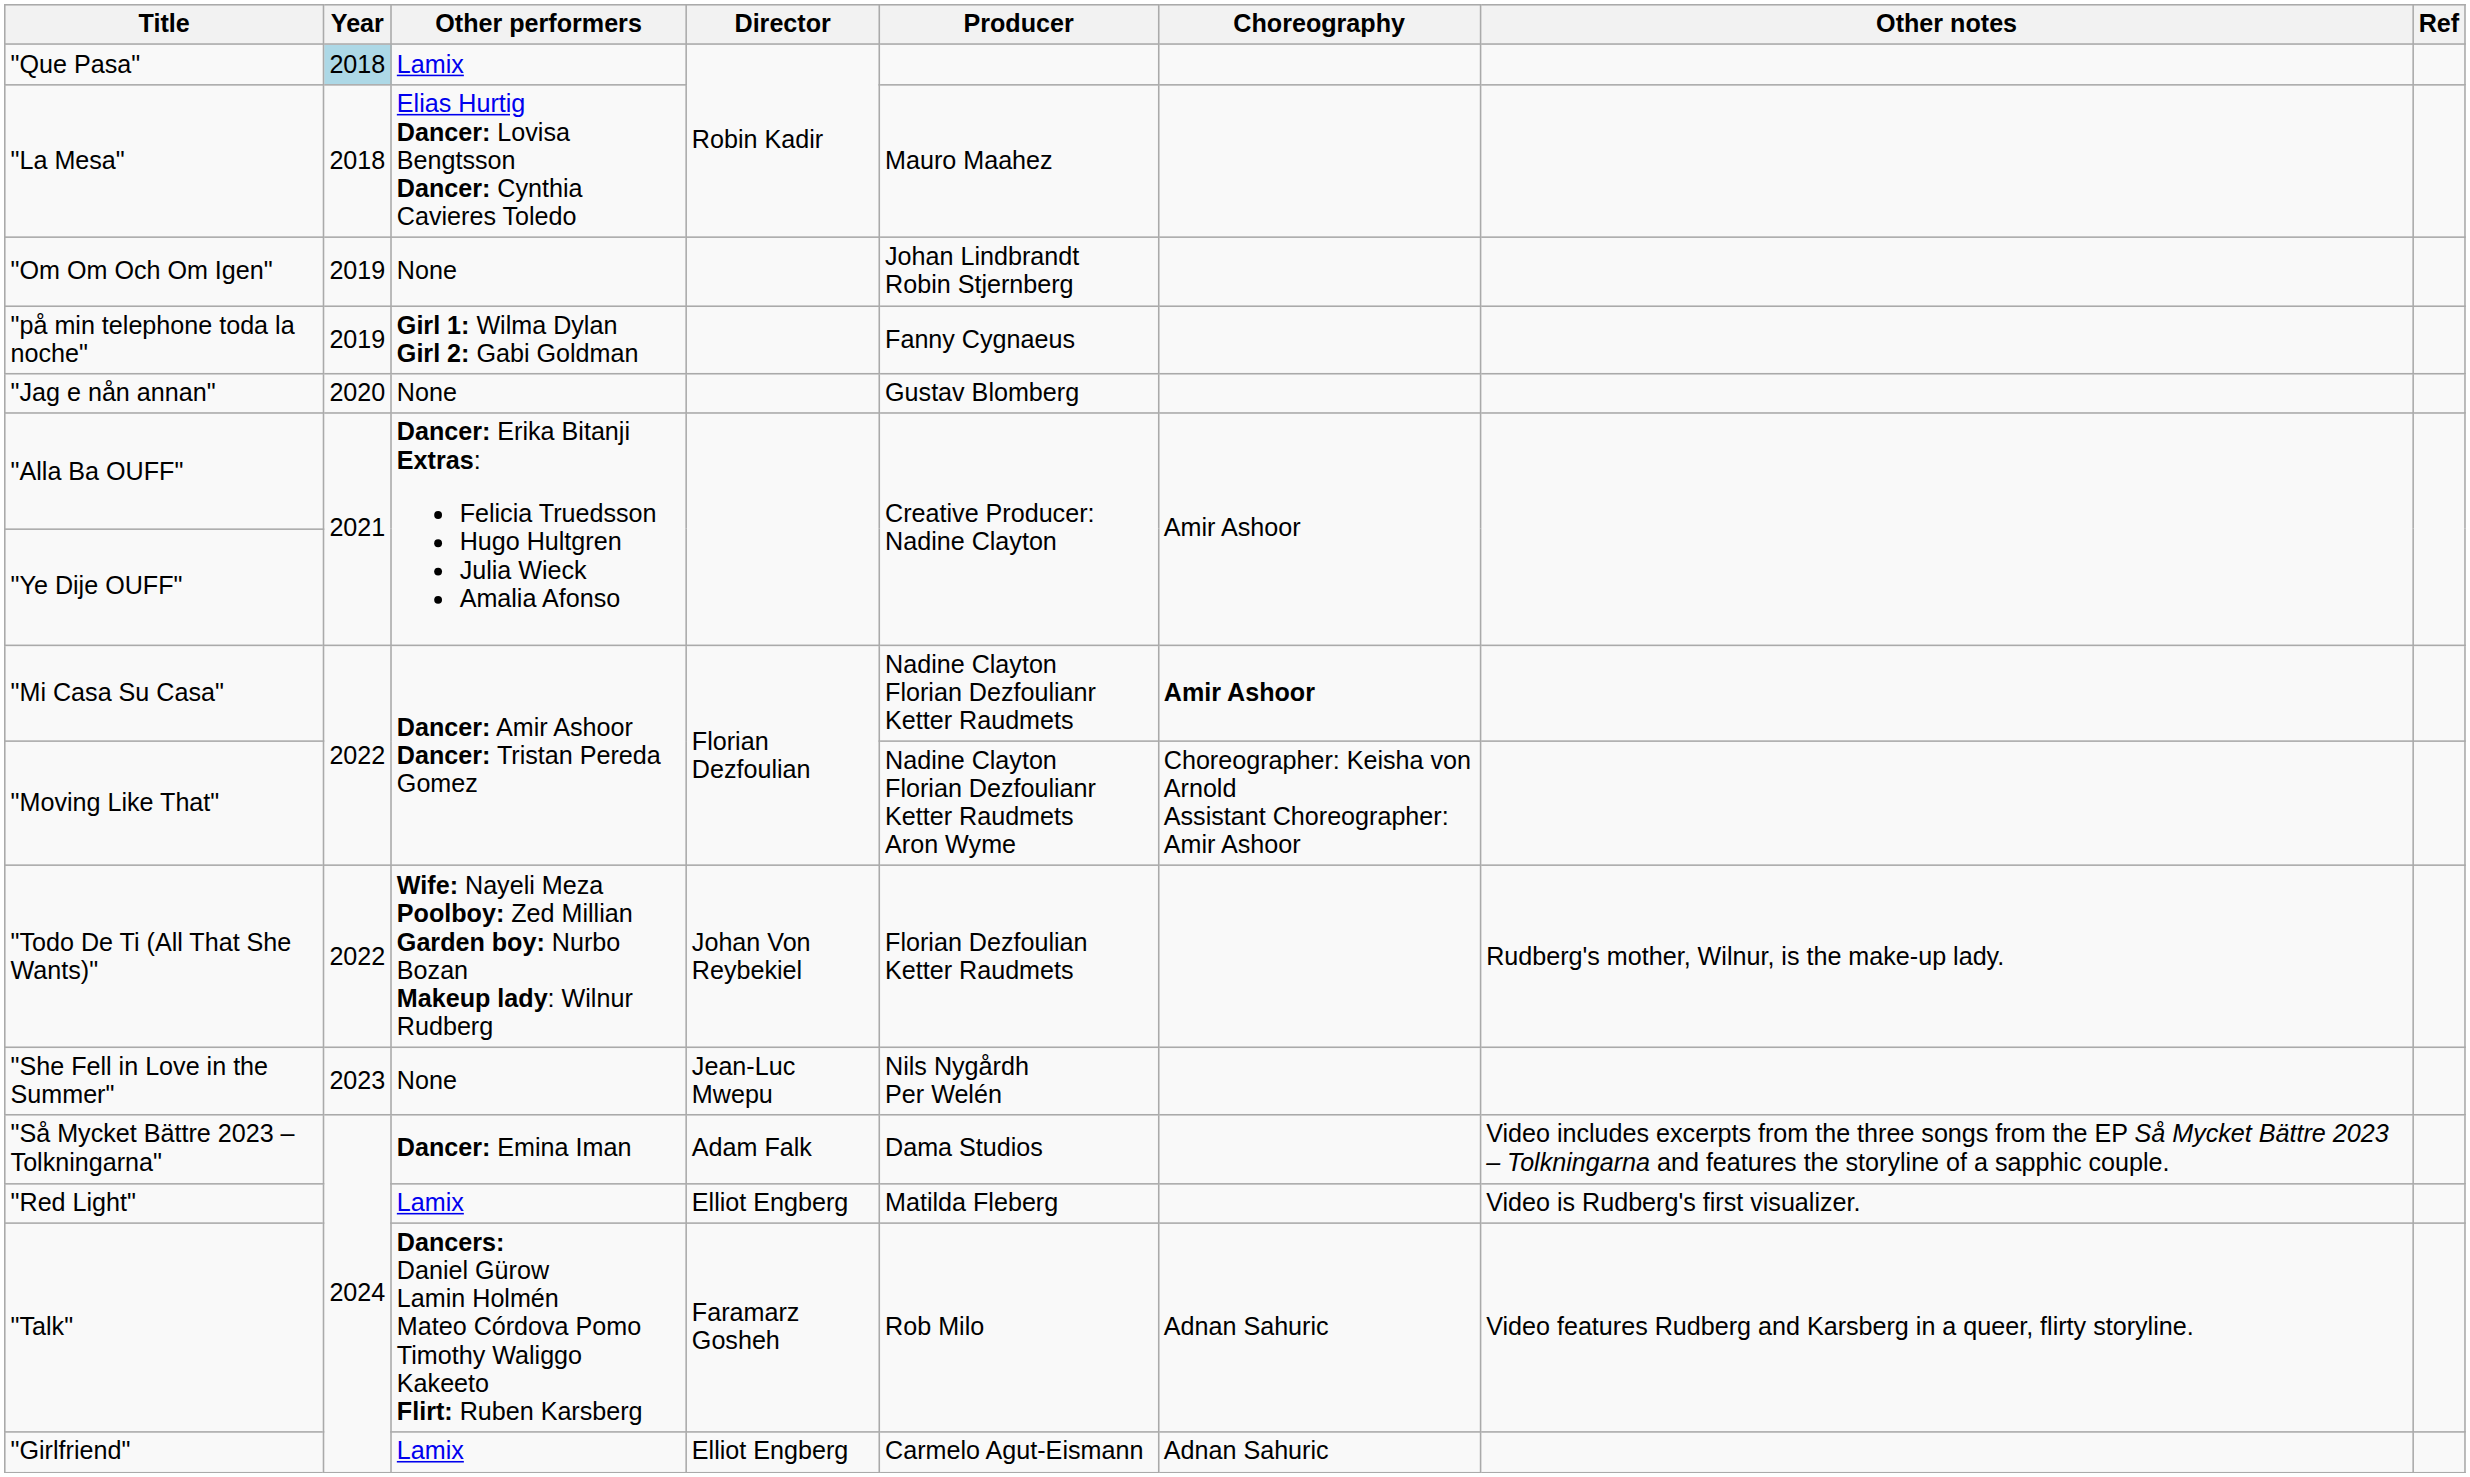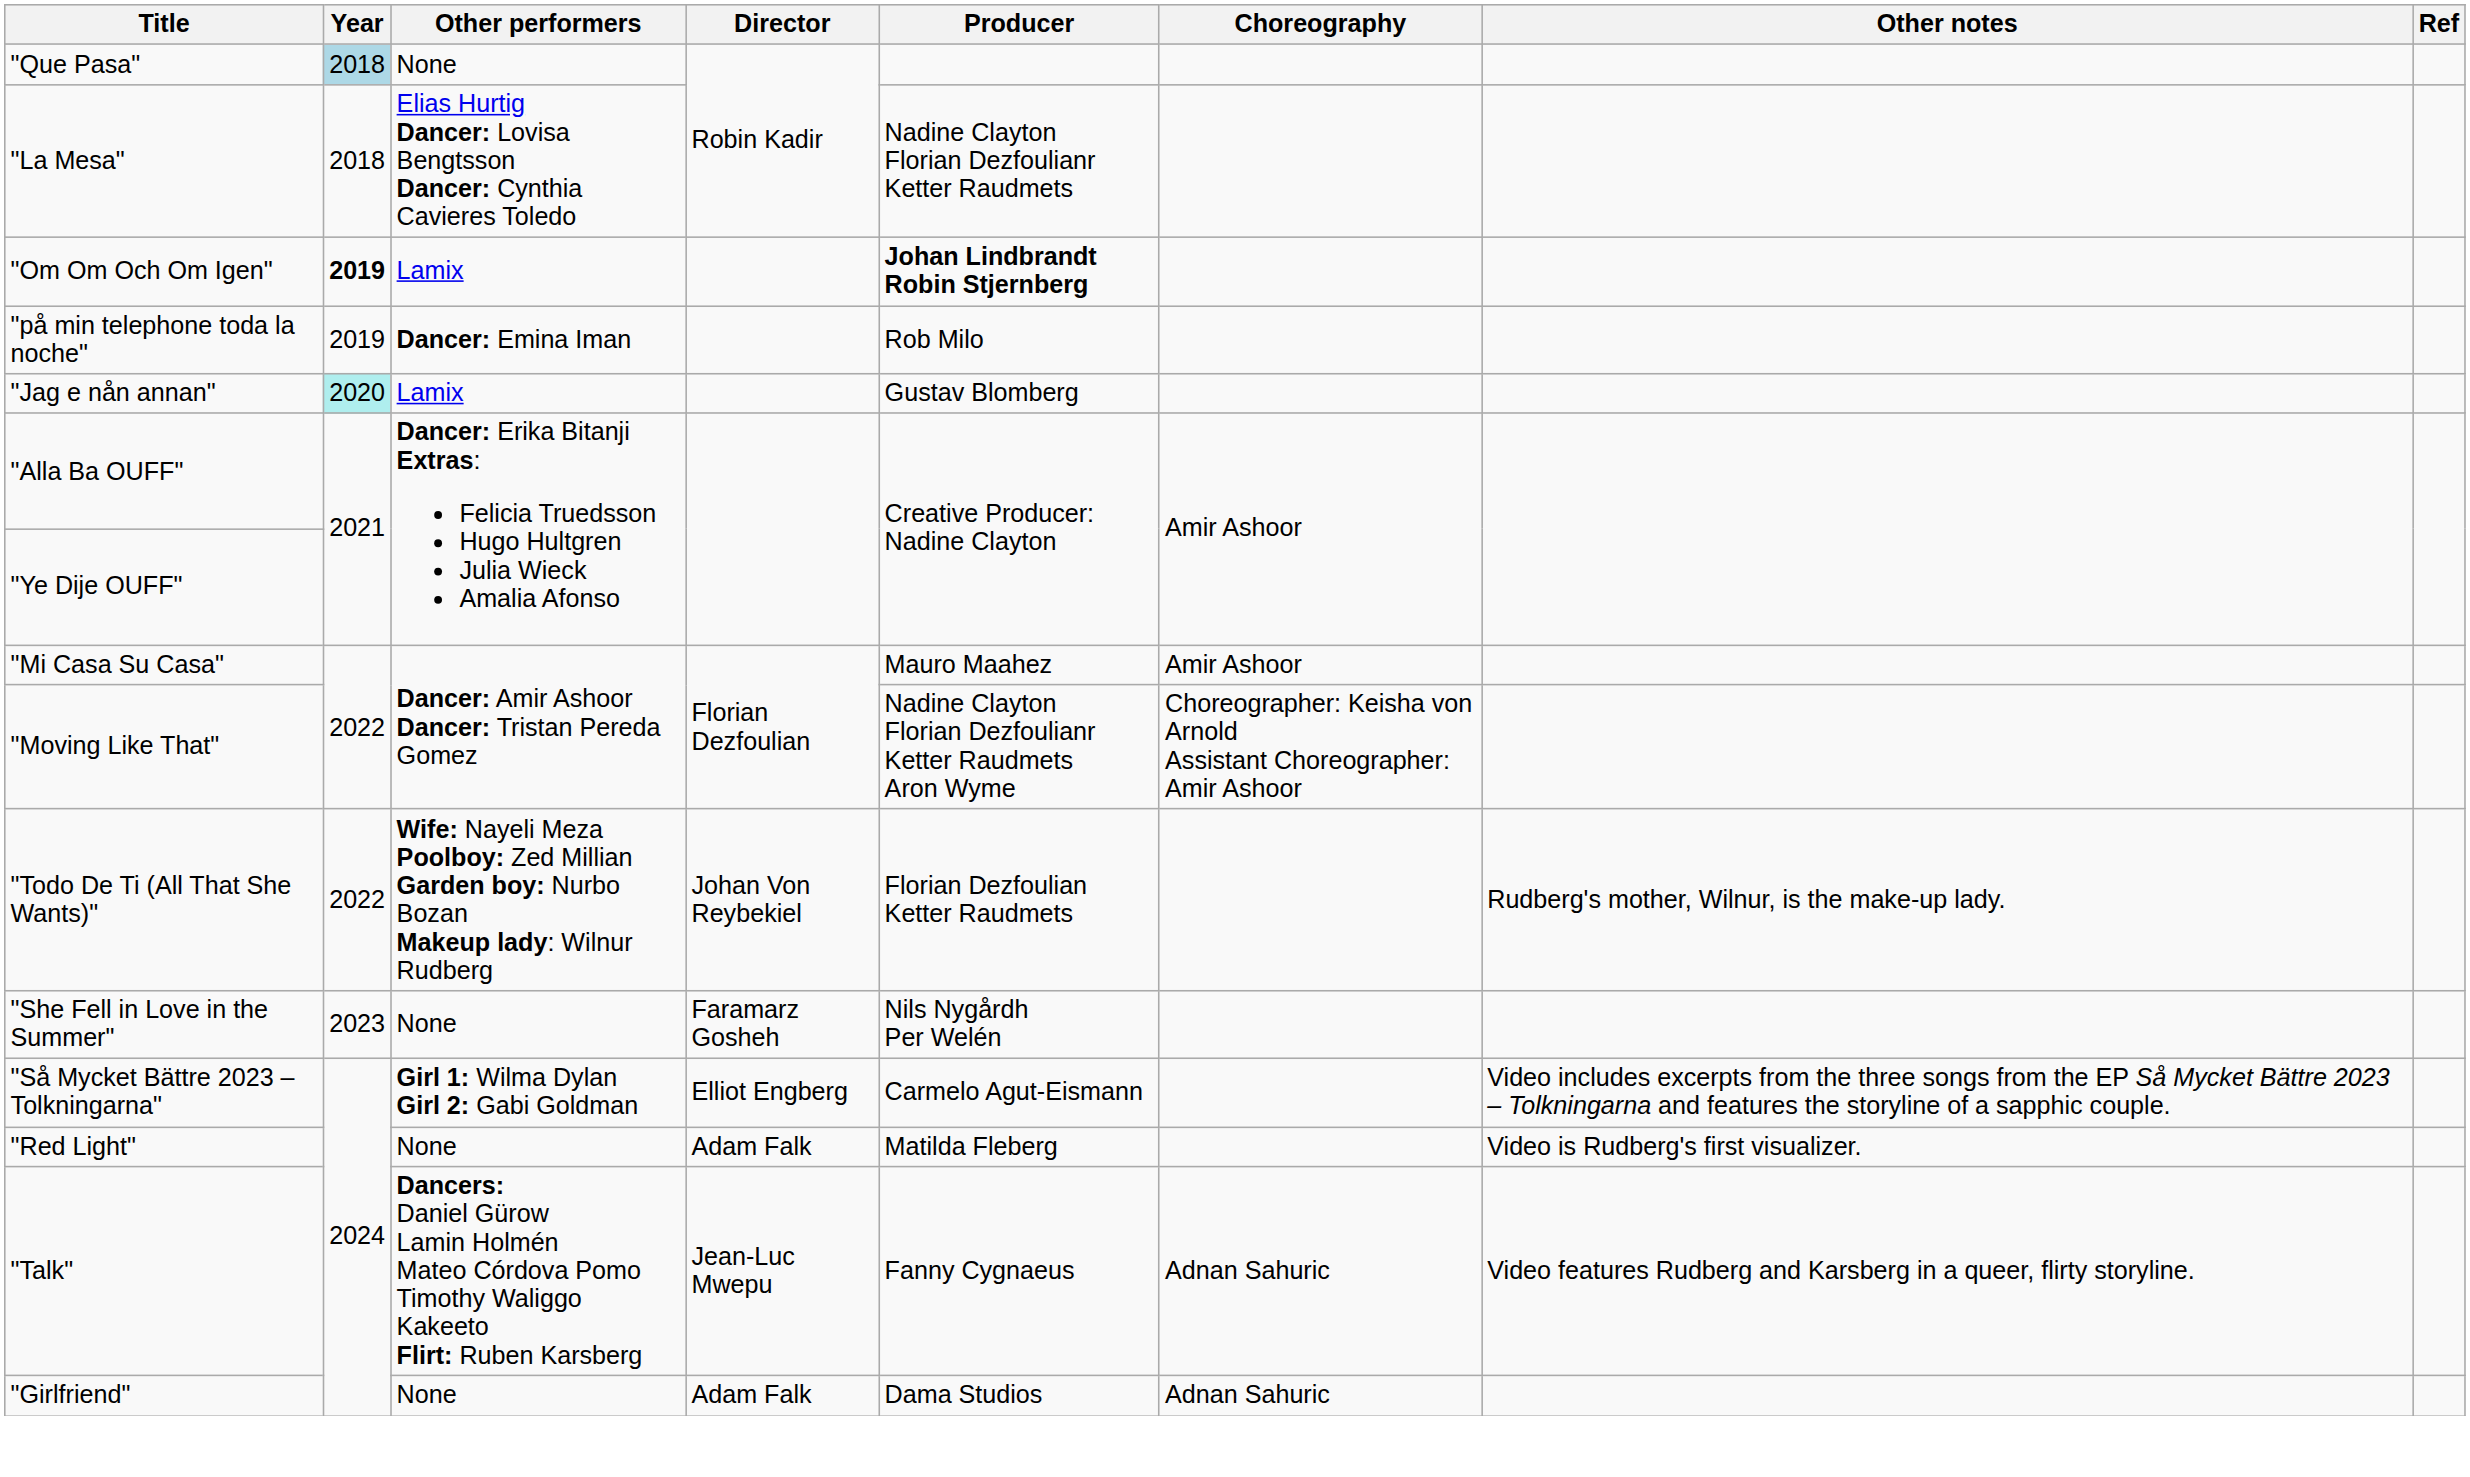(430, 64) Lamix -> (427, 64) None
(969, 160) Mauro Maahez -> (990, 160) Nadine Clayton Florian Dezfoulianr Ketter Raudmets
(357, 271) normal -> (357, 271) bold
(427, 271) None -> (430, 271) Lamix
(982, 271) normal -> (991, 271) bold
(518, 339) Girl 1: Wilma Dylan Girl 2: Gabi Goldman -> (514, 339) Dancer: Emina Iman
(980, 339) Fanny Cygnaeus -> (934, 339) Rob Milo
(357, 393) no background -> (357, 393) paleturquoise background
(427, 393) None -> (430, 393) Lamix
(990, 692) Nadine Clayton Florian Dezfoulianr Ketter Raudmets -> (968, 664) Mauro Maahez
(1239, 692) bold -> (1233, 664) normal
(744, 1080) Jean-Luc Mwepu -> (745, 1024) Faramarz Gosheh
(514, 1148) Dancer: Emina Iman -> (517, 1092) Girl 1: Wilma Dylan Girl 2: Gabi Goldman
(752, 1148) Adam Falk -> (770, 1092) Elliot Engberg
(964, 1148) Dama Studios -> (1014, 1092) Carmelo Agut-Eismann
(430, 1202) Lamix -> (427, 1146) None
(770, 1202) Elliot Engberg -> (752, 1146) Adam Falk
(746, 1327) Faramarz Gosheh -> (743, 1270) Jean-Luc Mwepu
(935, 1327) Rob Milo -> (980, 1270) Fanny Cygnaeus
(430, 1451) Lamix -> (427, 1395) None
(770, 1451) Elliot Engberg -> (752, 1395) Adam Falk
(1014, 1451) Carmelo Agut-Eismann -> (964, 1395) Dama Studios
